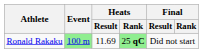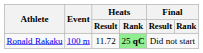(78, 41) lightgreen background -> (78, 41) no background
(106, 41) 11.69 -> (106, 41) 11.72
